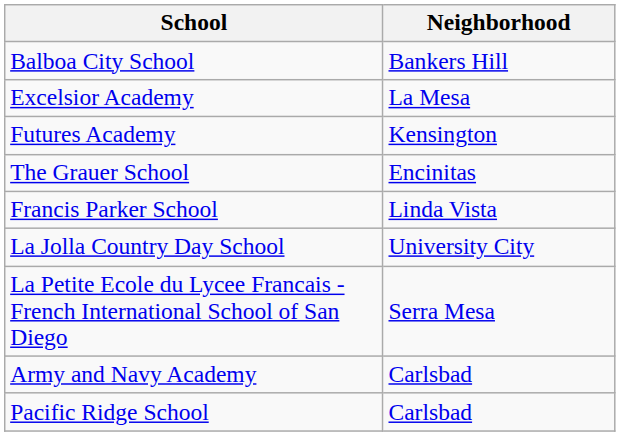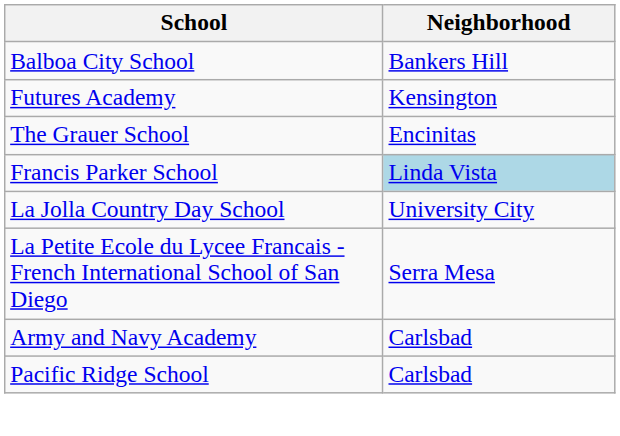- row: (102, 97)
(443, 209) no background -> (443, 172) lightblue background
